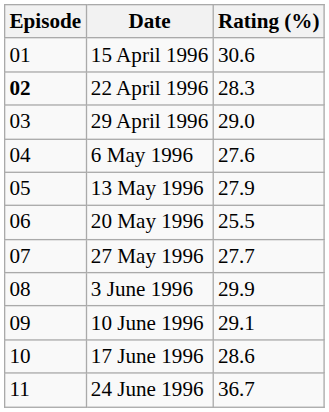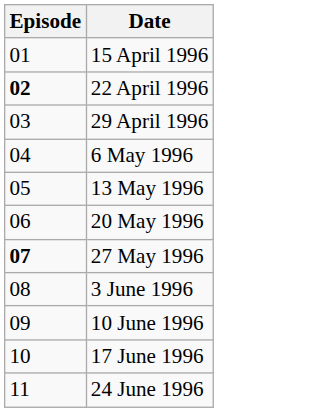- column: (269, 21)
(20, 255) normal -> (20, 255) bold
